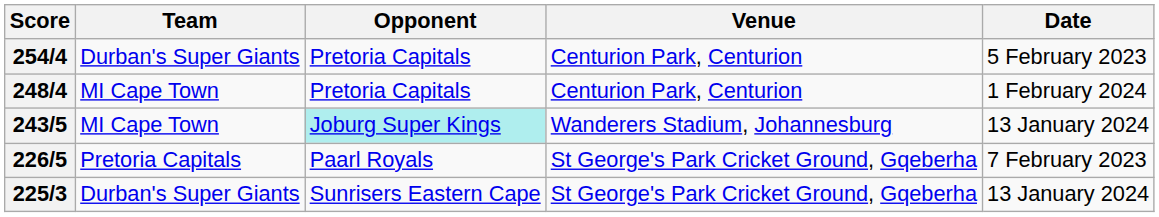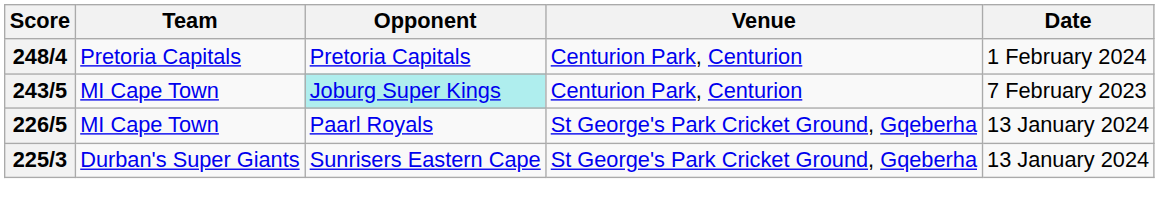- row: (40, 56)
(150, 90) MI Cape Town -> (161, 56) Pretoria Capitals
(721, 125) Wanderers Stadium, Johannesburg -> (677, 90) Centurion Park, Centurion
(1068, 125) 13 January 2024 -> (1067, 90) 7 February 2023
(161, 159) Pretoria Capitals -> (150, 125) MI Cape Town
(1067, 159) 7 February 2023 -> (1068, 125) 13 January 2024
